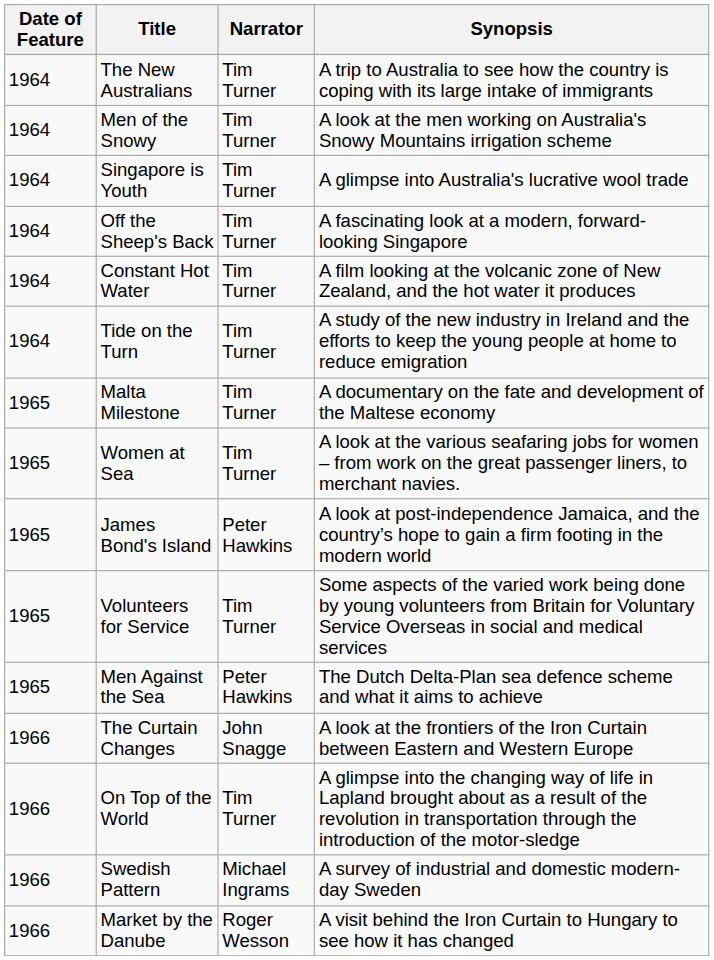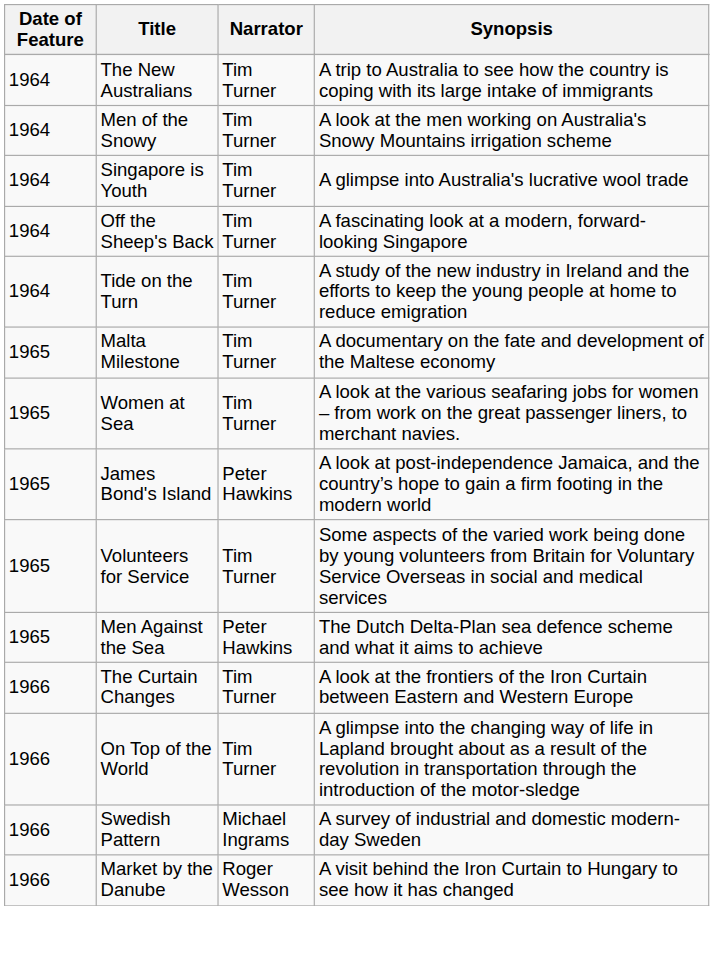- row: (155, 281)
(254, 737) John Snagge -> (249, 687) Tim Turner
